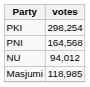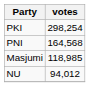rows swapped: (14, 58) <-> (25, 74)
